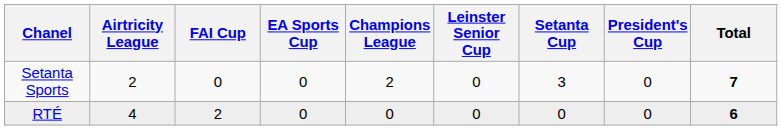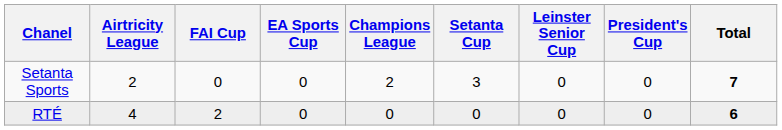columns swapped: (562, 33) <-> (476, 33)
